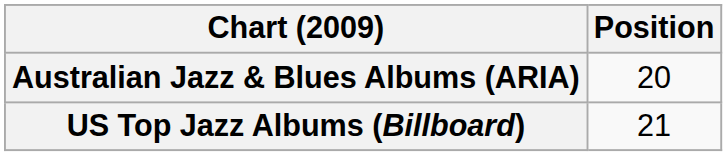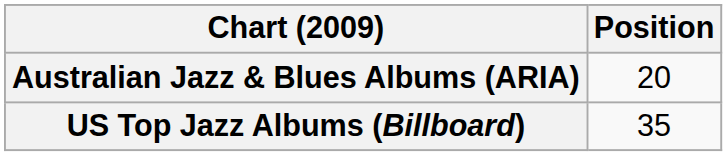(654, 125) 21 -> (654, 125) 35
